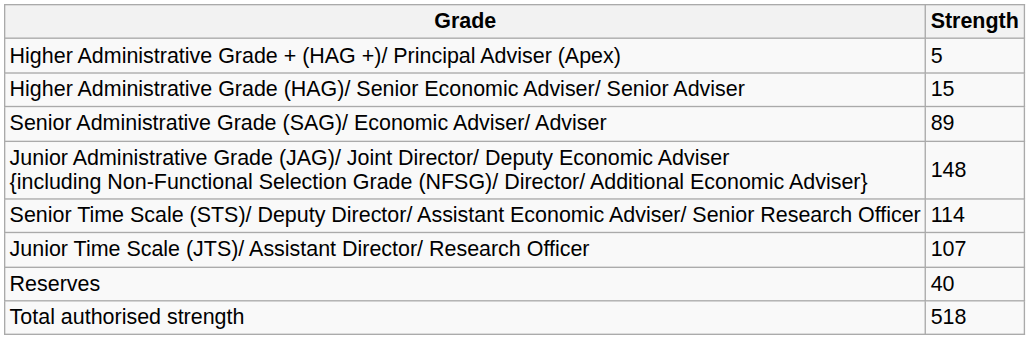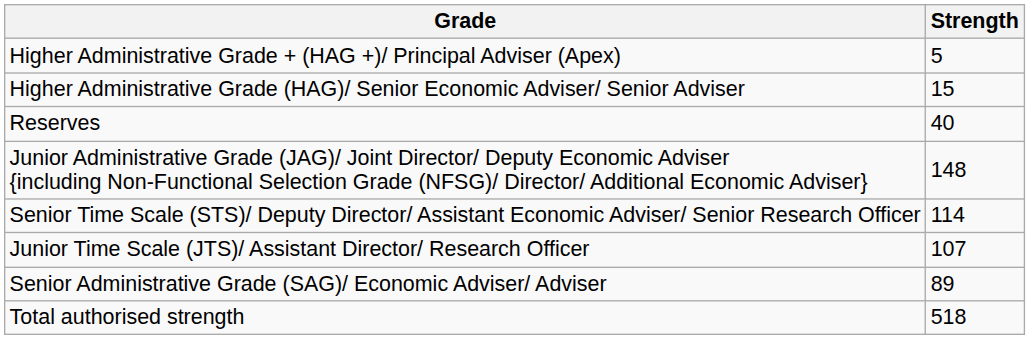rows swapped: (308, 123) <-> (55, 283)
